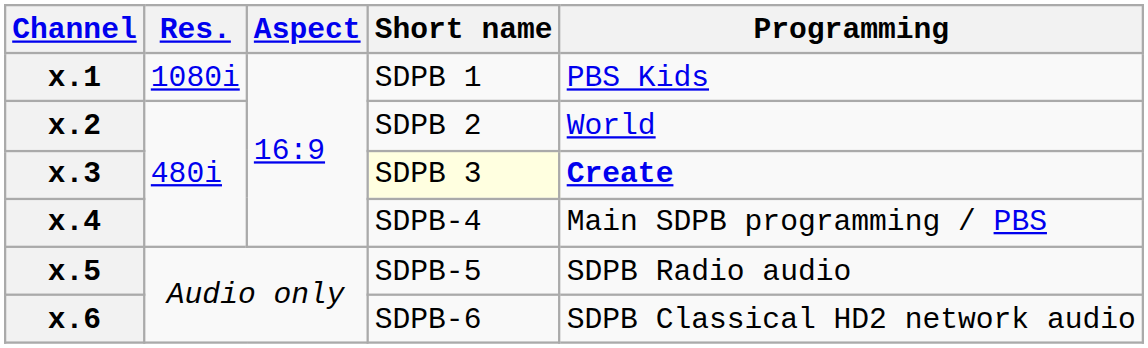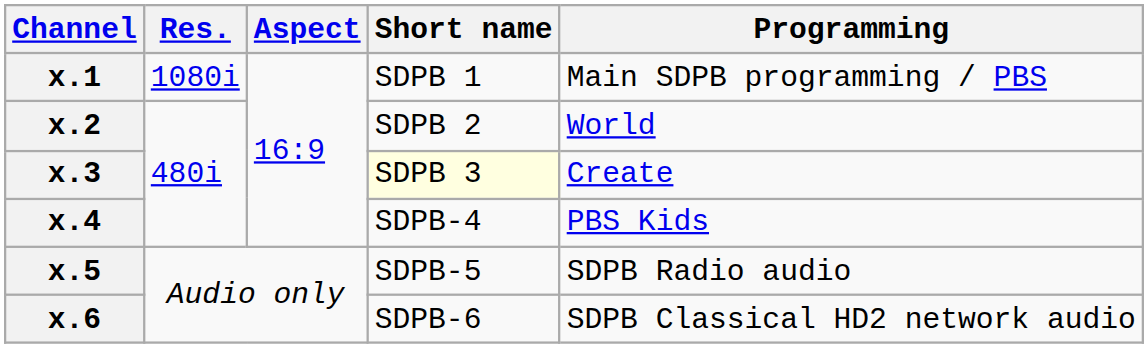(638, 78) PBS Kids -> (807, 78) Main SDPB programming / PBS
(620, 174) bold -> (620, 174) normal
(807, 223) Main SDPB programming / PBS -> (638, 223) PBS Kids
